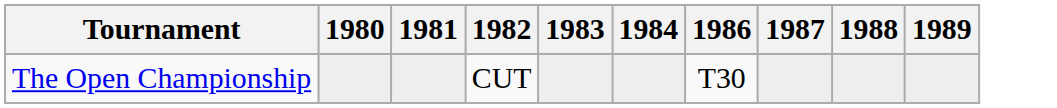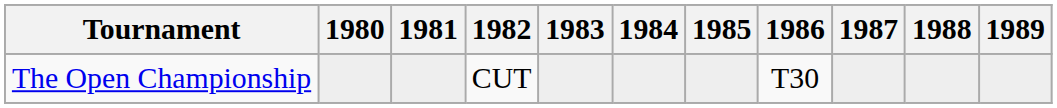+ column: (722, 29)
